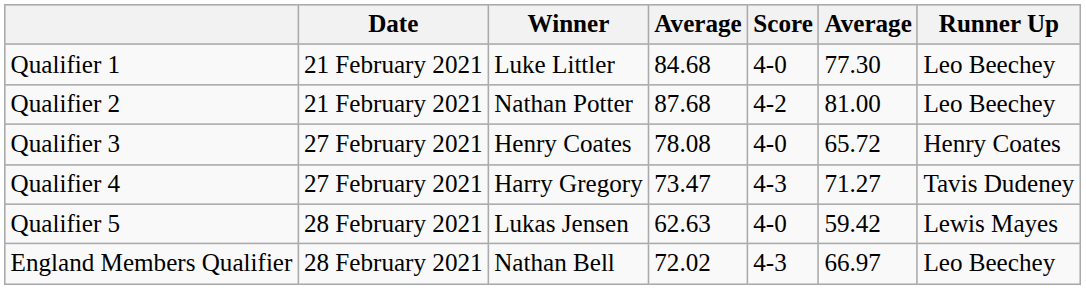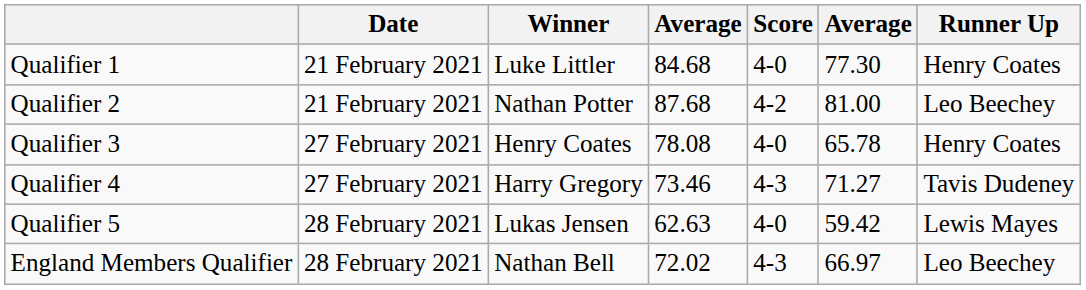(989, 64) Leo Beechey -> (992, 64) Henry Coates
(853, 143) 65.72 -> (853, 143) 65.78
(683, 183) 73.47 -> (683, 183) 73.46
